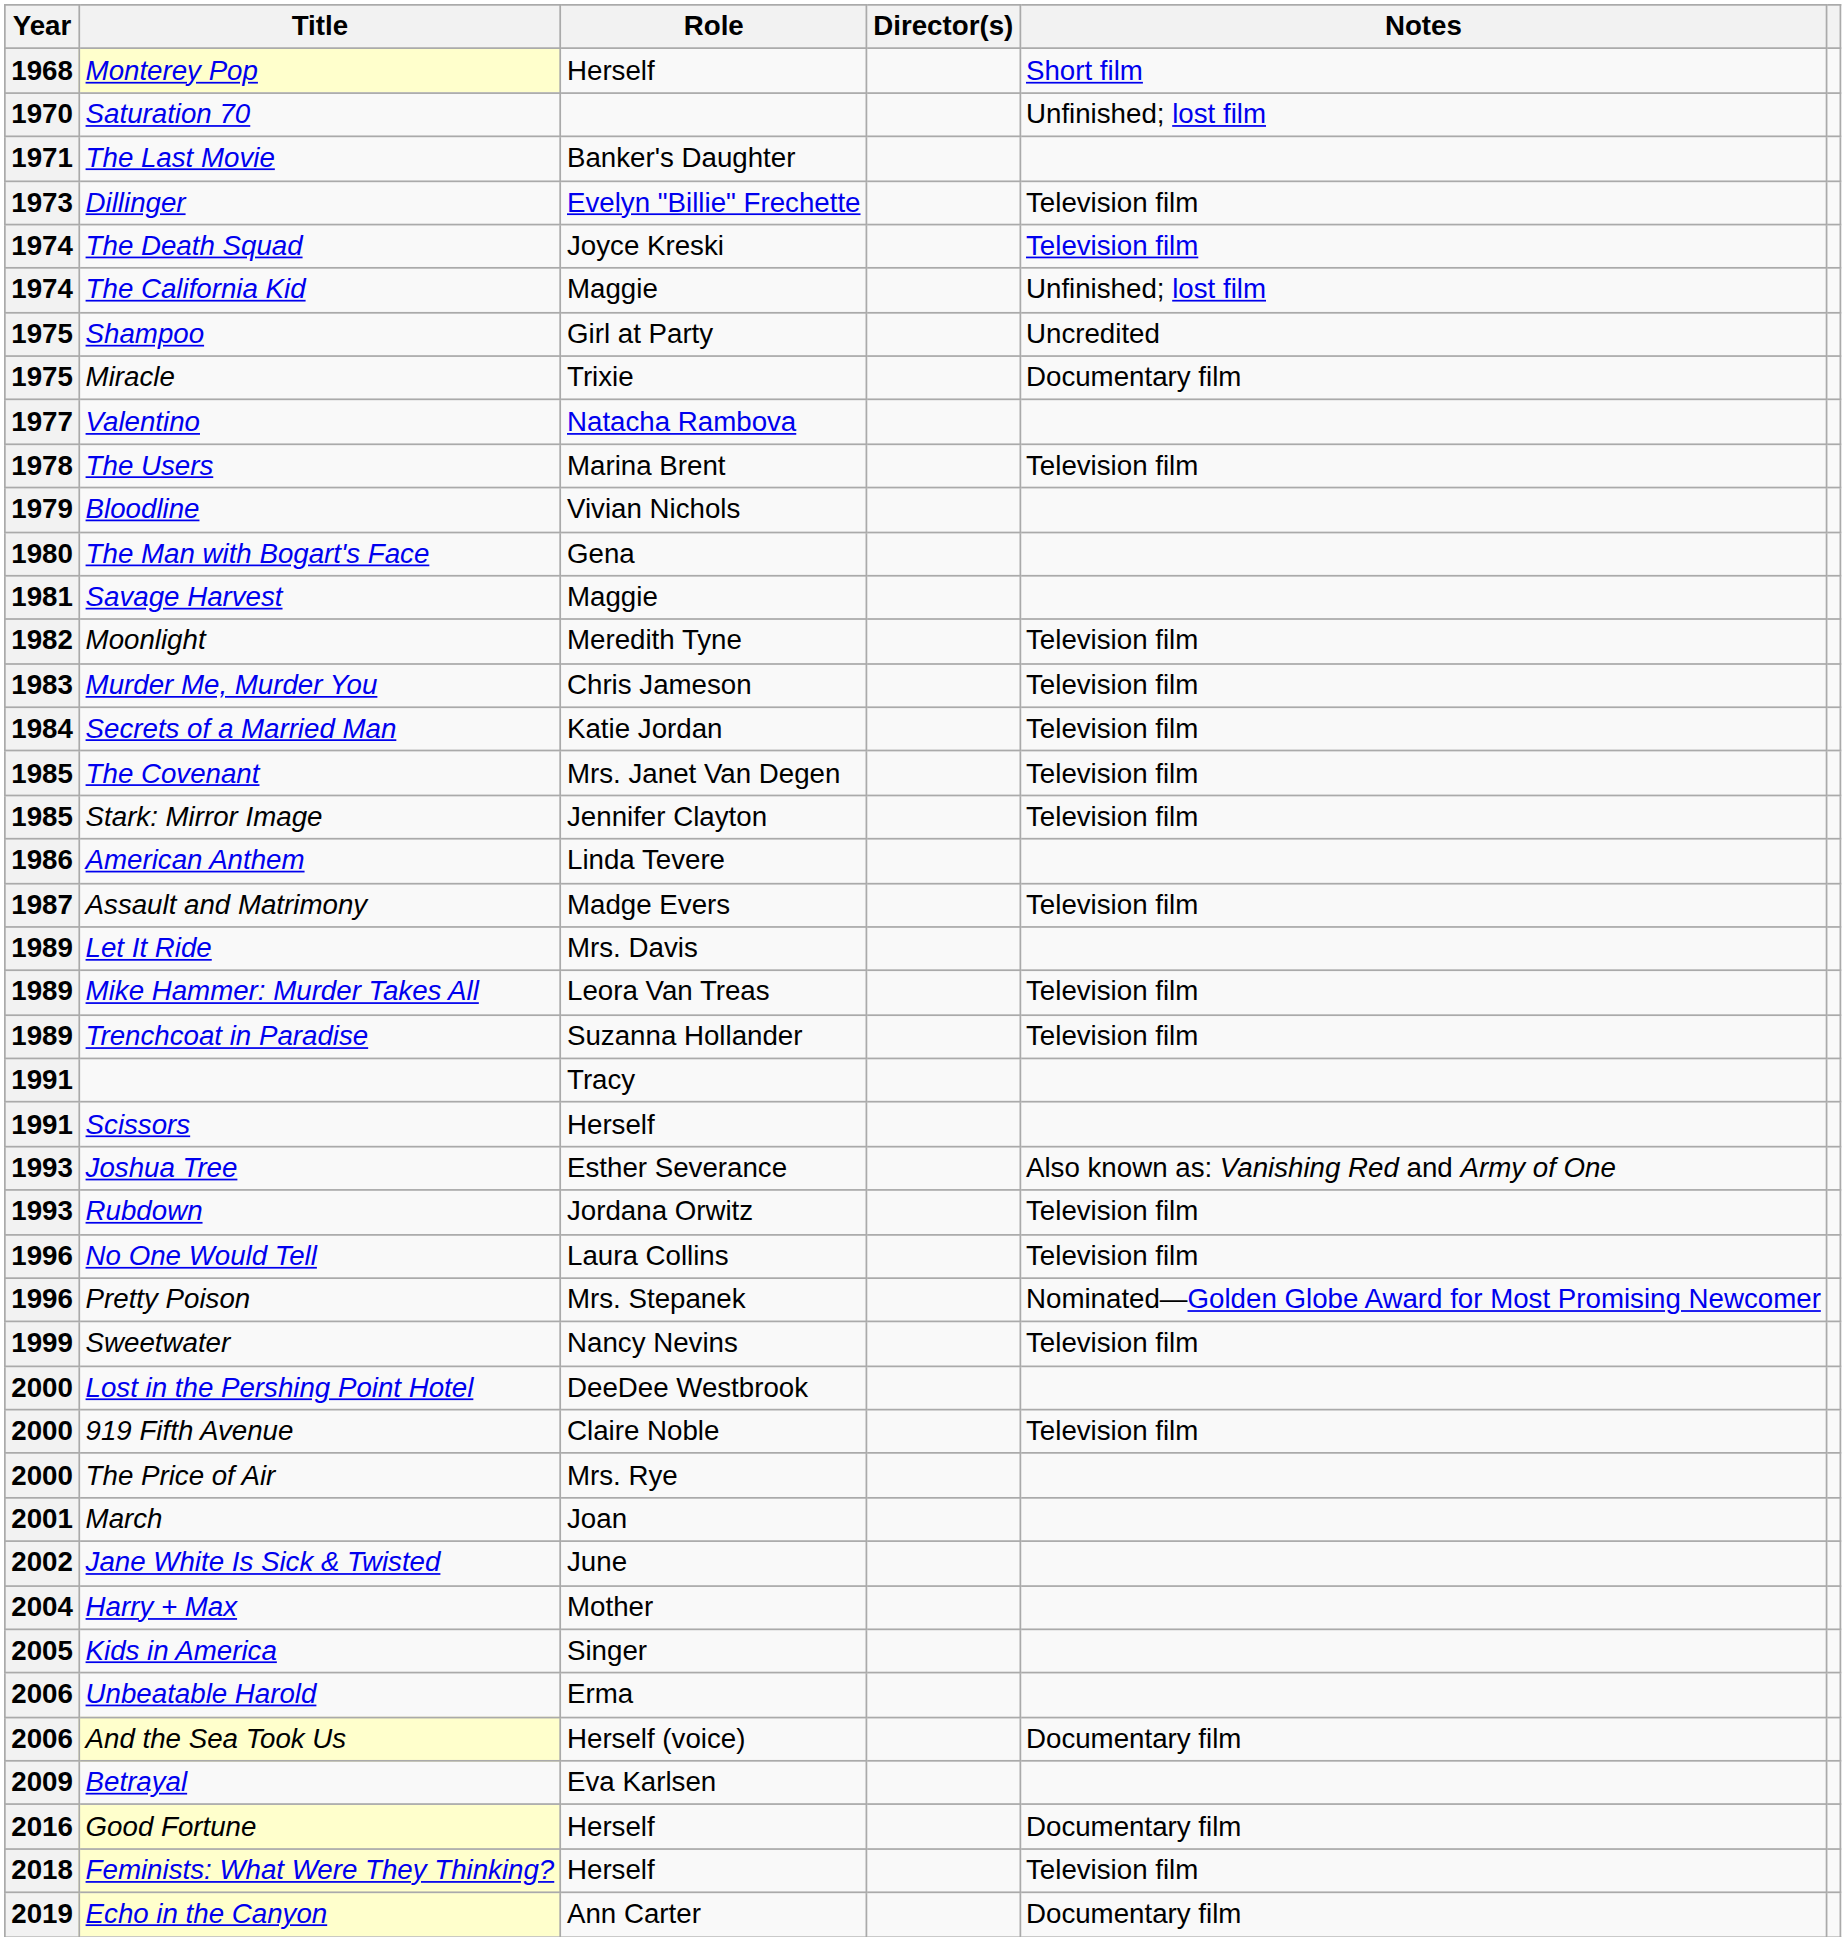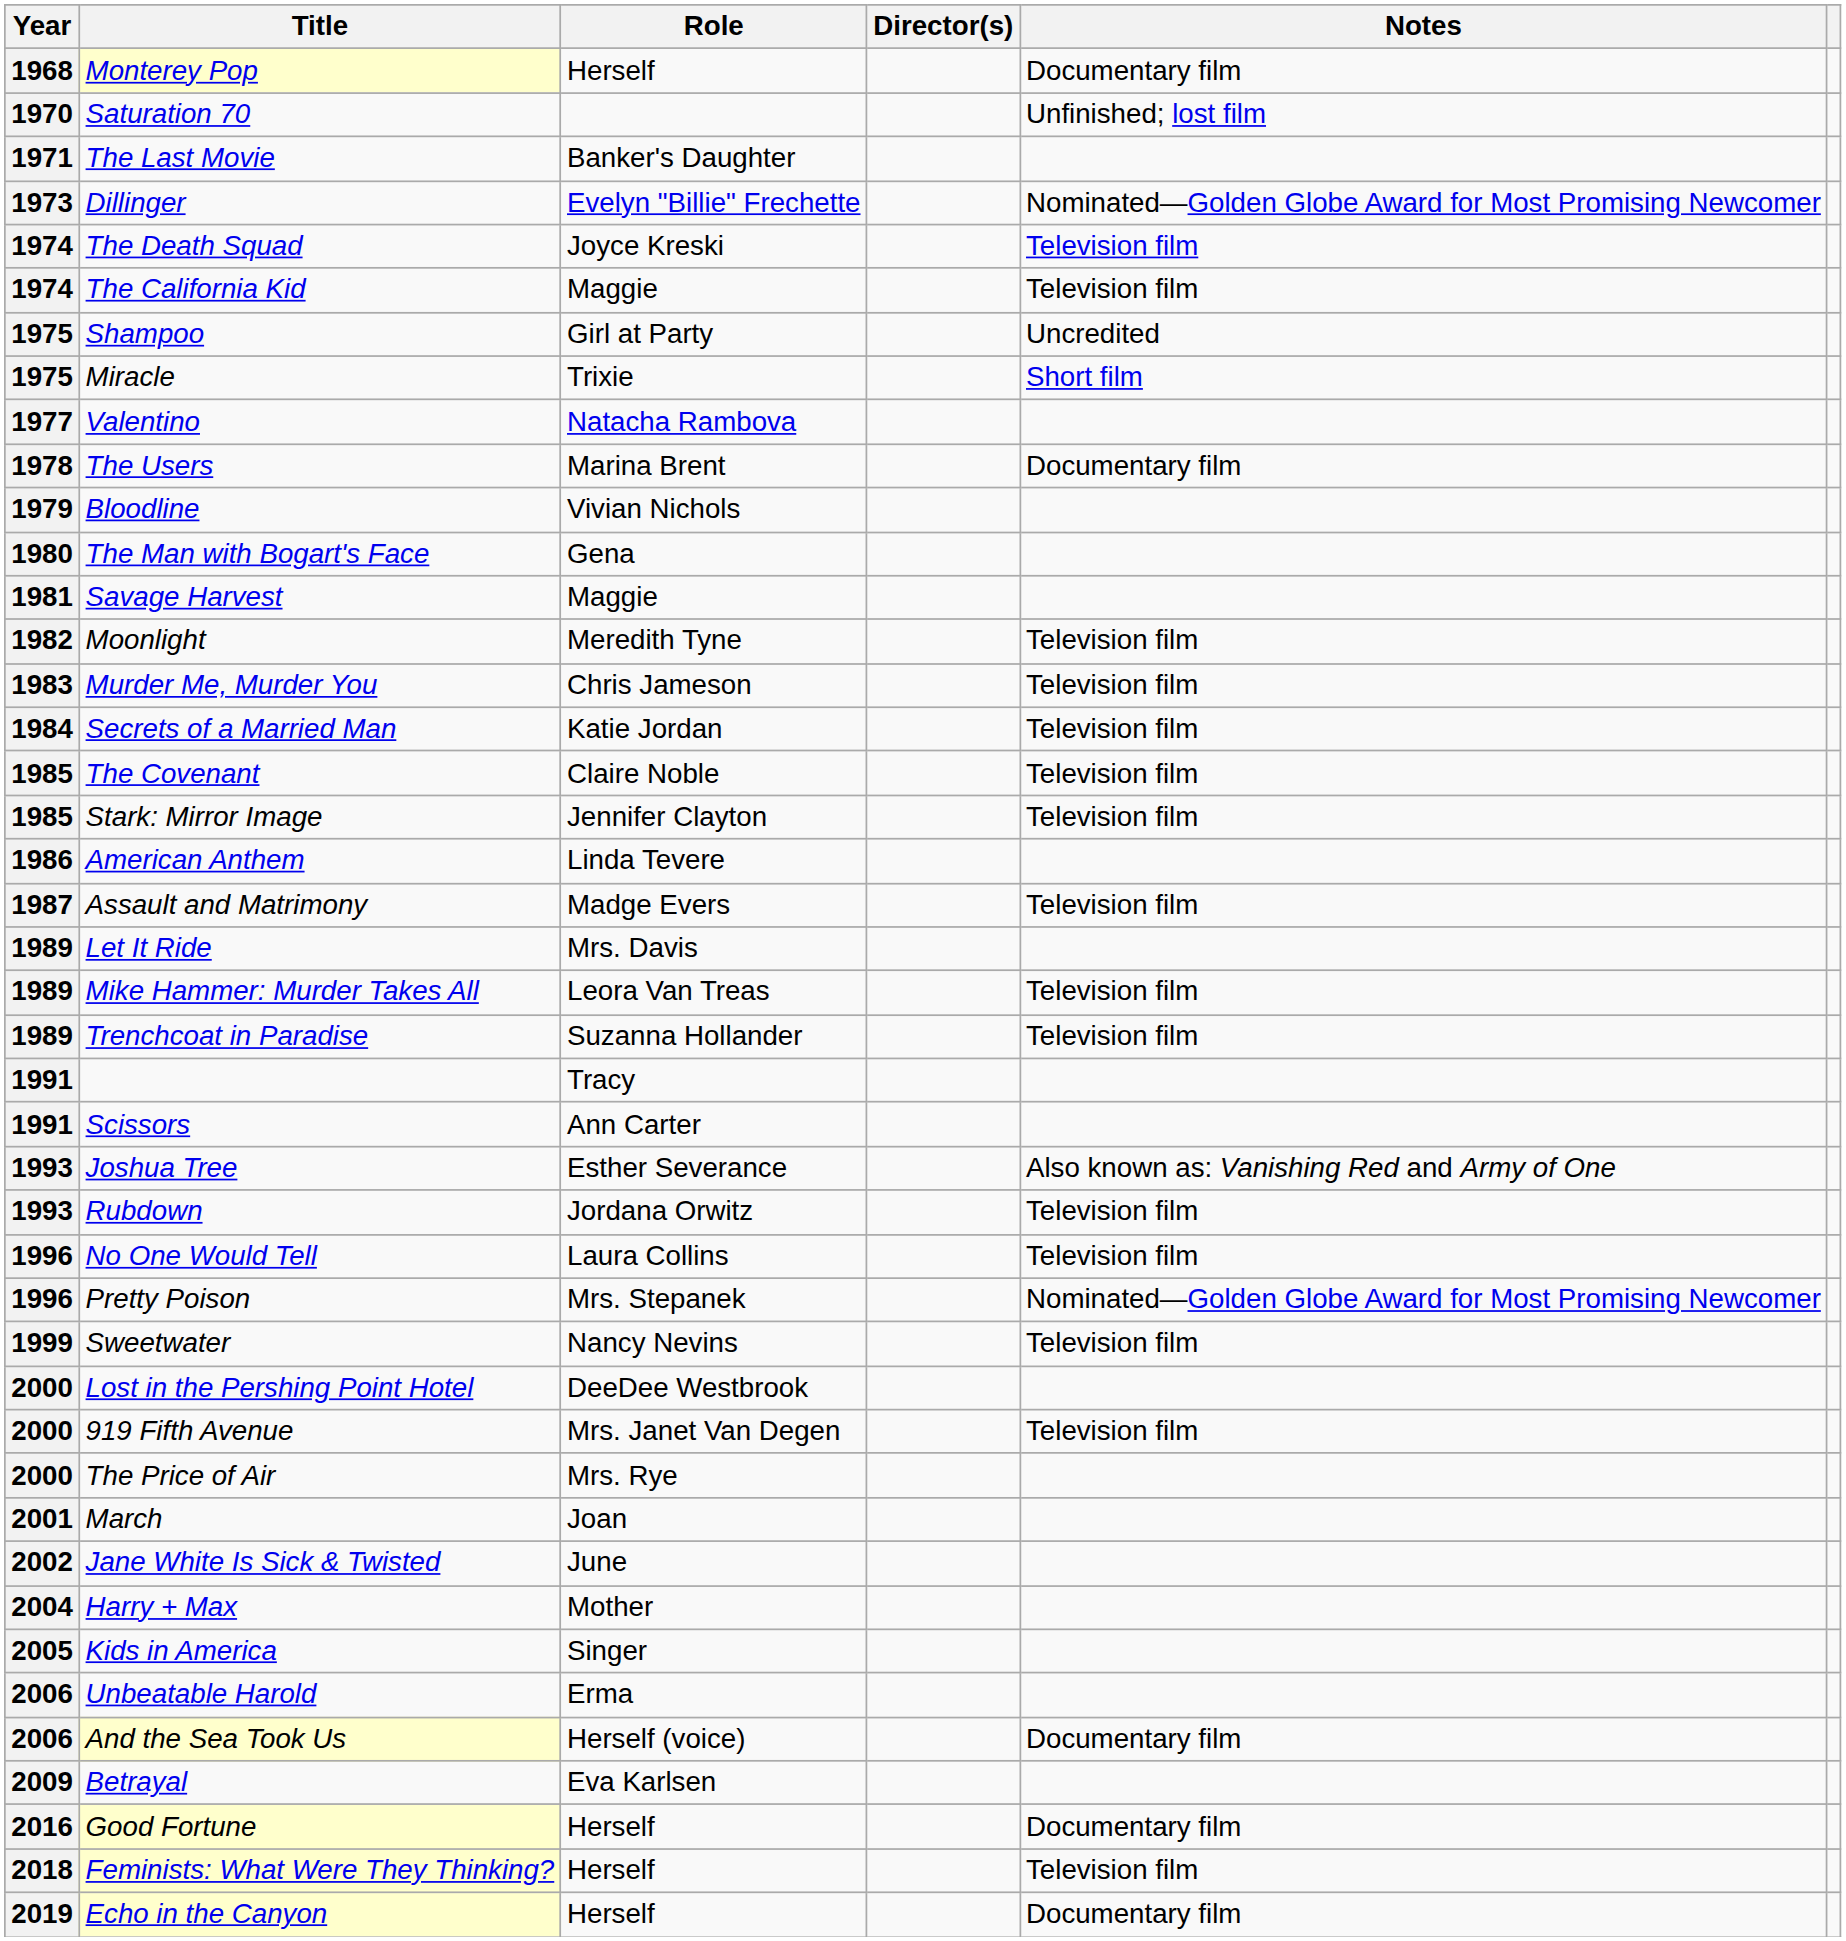(1084, 70) Short film -> (1134, 70) Documentary film
(1112, 202) Television film -> (1423, 202) Nominated—Golden Globe Award for Most Promising Newcomer
(1146, 289) Unfinished; lost film -> (1112, 289) Television film
(1134, 377) Documentary film -> (1084, 377) Short film
(1112, 465) Television film -> (1134, 465) Documentary film
(704, 772) Mrs. Janet Van Degen -> (643, 772) Claire Noble
(611, 1123) Herself -> (634, 1123) Ann Carter
(643, 1431) Claire Noble -> (704, 1431) Mrs. Janet Van Degen
(634, 1914) Ann Carter -> (611, 1914) Herself
